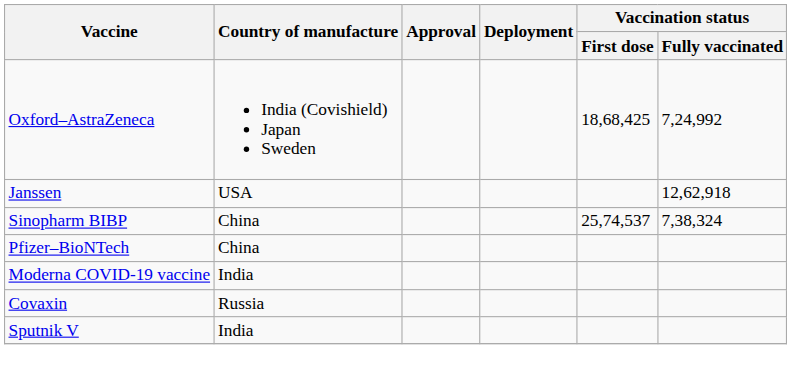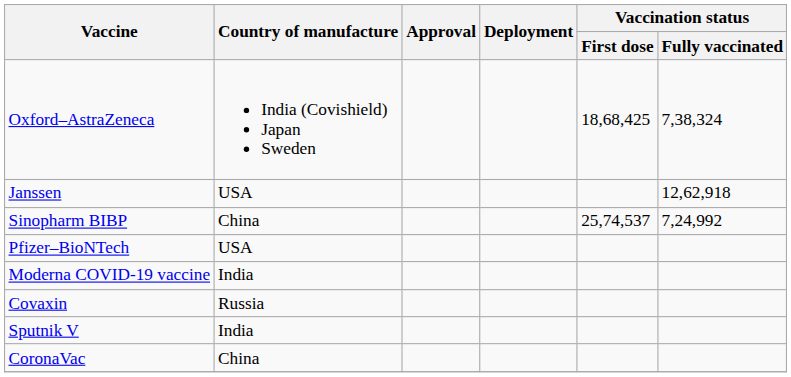(692, 119) 7,24,992 -> (692, 119) 7,38,324
(692, 220) 7,38,324 -> (692, 220) 7,24,992
(239, 248) China -> (235, 248) USA
+ row: (47, 357)
